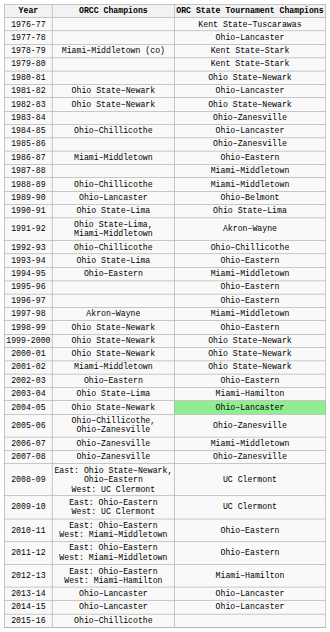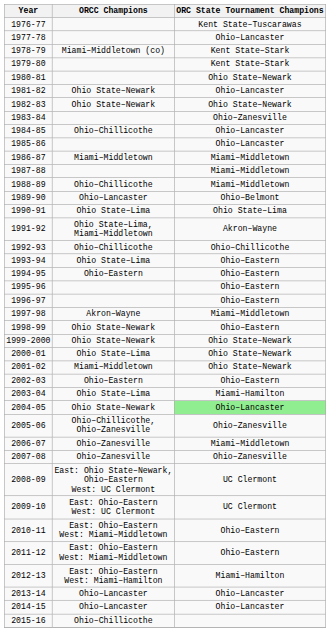(250, 144) Ohio–Zanesville -> (250, 144) Ohio–Lancaster
(250, 158) Ohio–Eastern -> (250, 158) Miami–Middletown
(250, 274) Miami–Middletown -> (250, 274) Ohio–Eastern
(113, 354) Ohio State–Newark -> (113, 354) Ohio State–Lima
